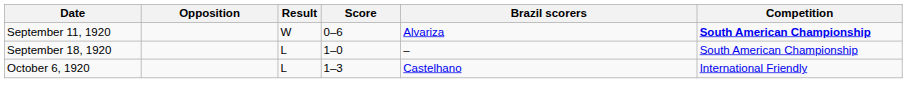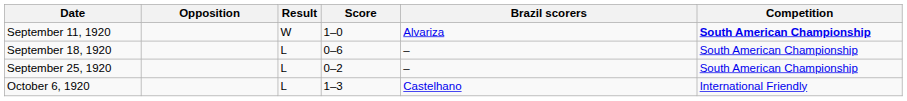(333, 31) 0–6 -> (333, 31) 1–0
(333, 50) 1–0 -> (333, 50) 0–6
+ row: (59, 68)
